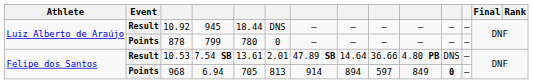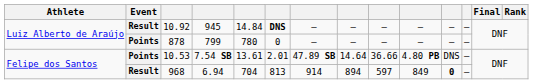(249, 26) 18.44 -> (249, 26) 14.84
(278, 26) normal -> (278, 26) bold
(144, 56) Result -> (144, 56) Points
(144, 71) Points -> (144, 71) Result
(249, 71) 705 -> (249, 71) 704
